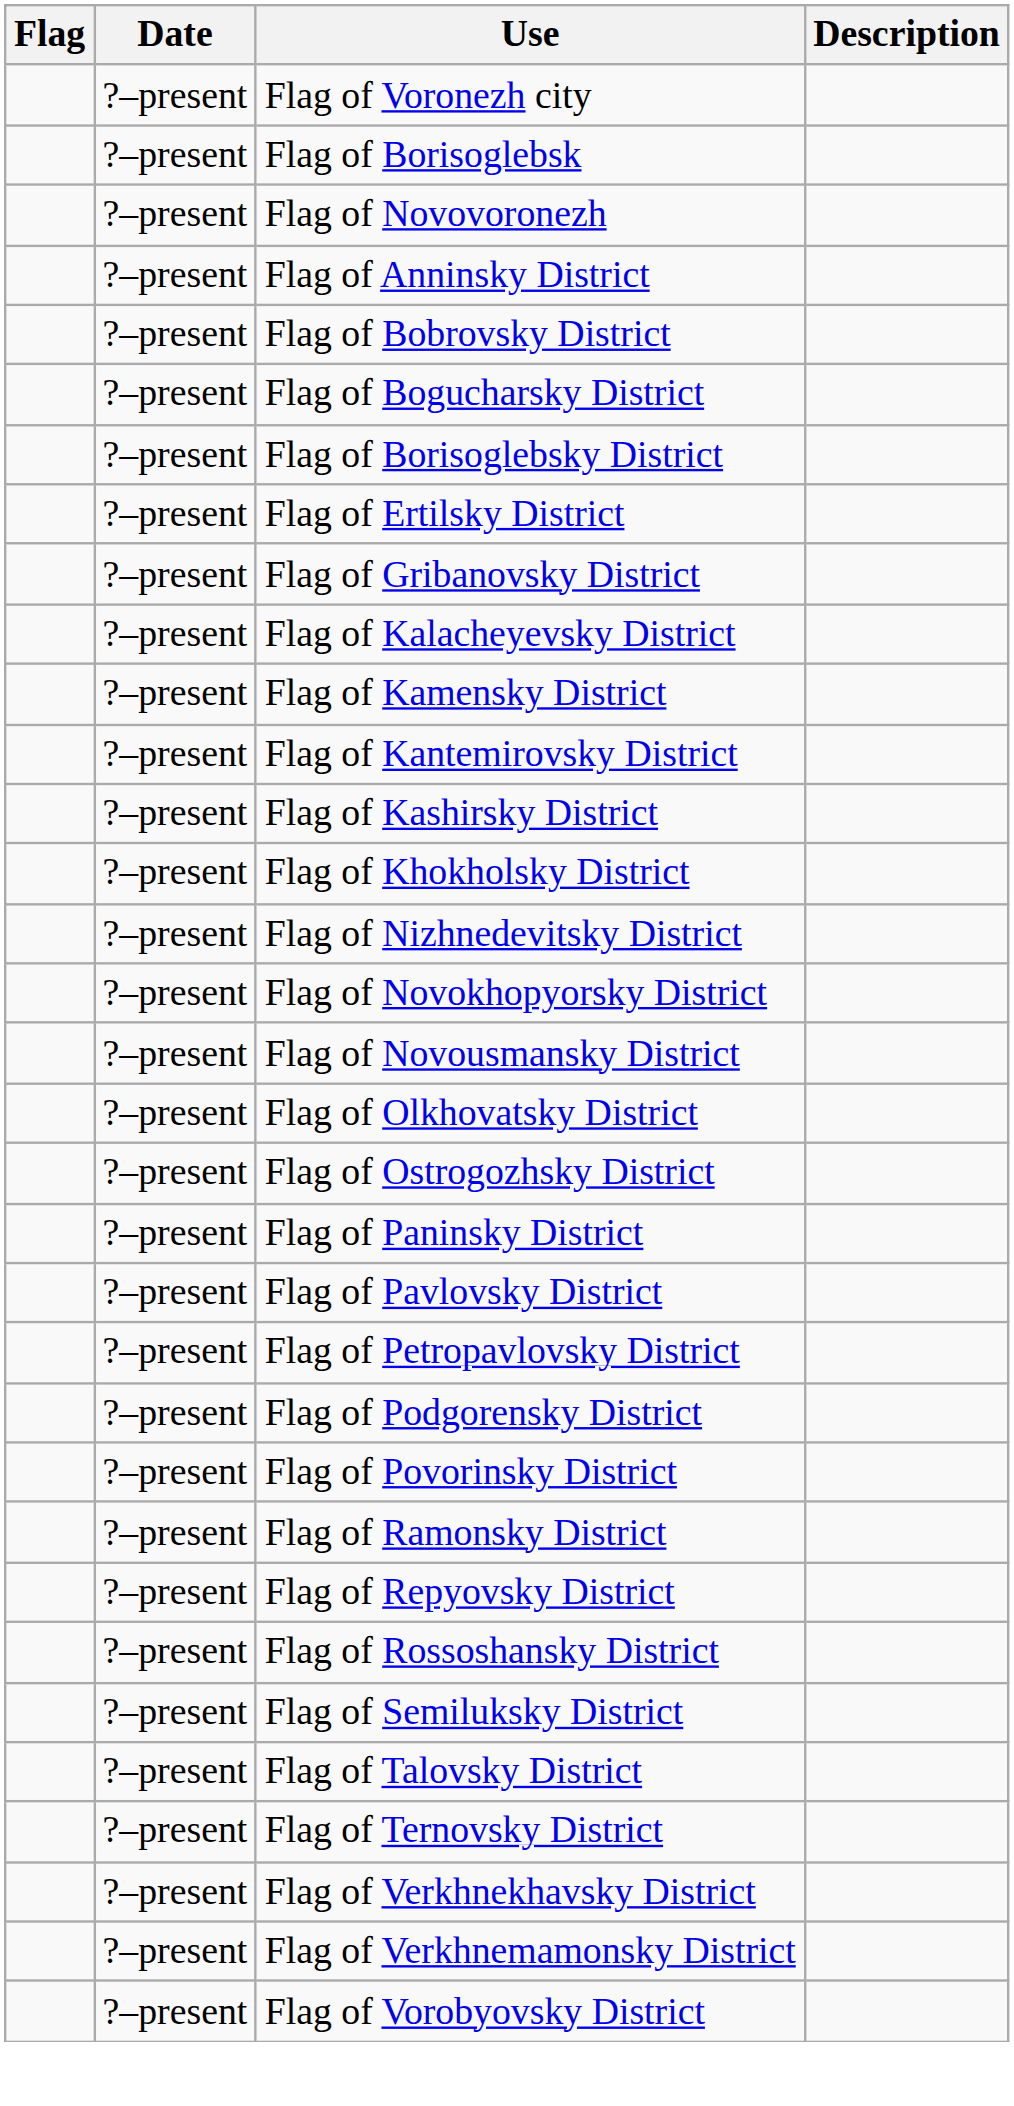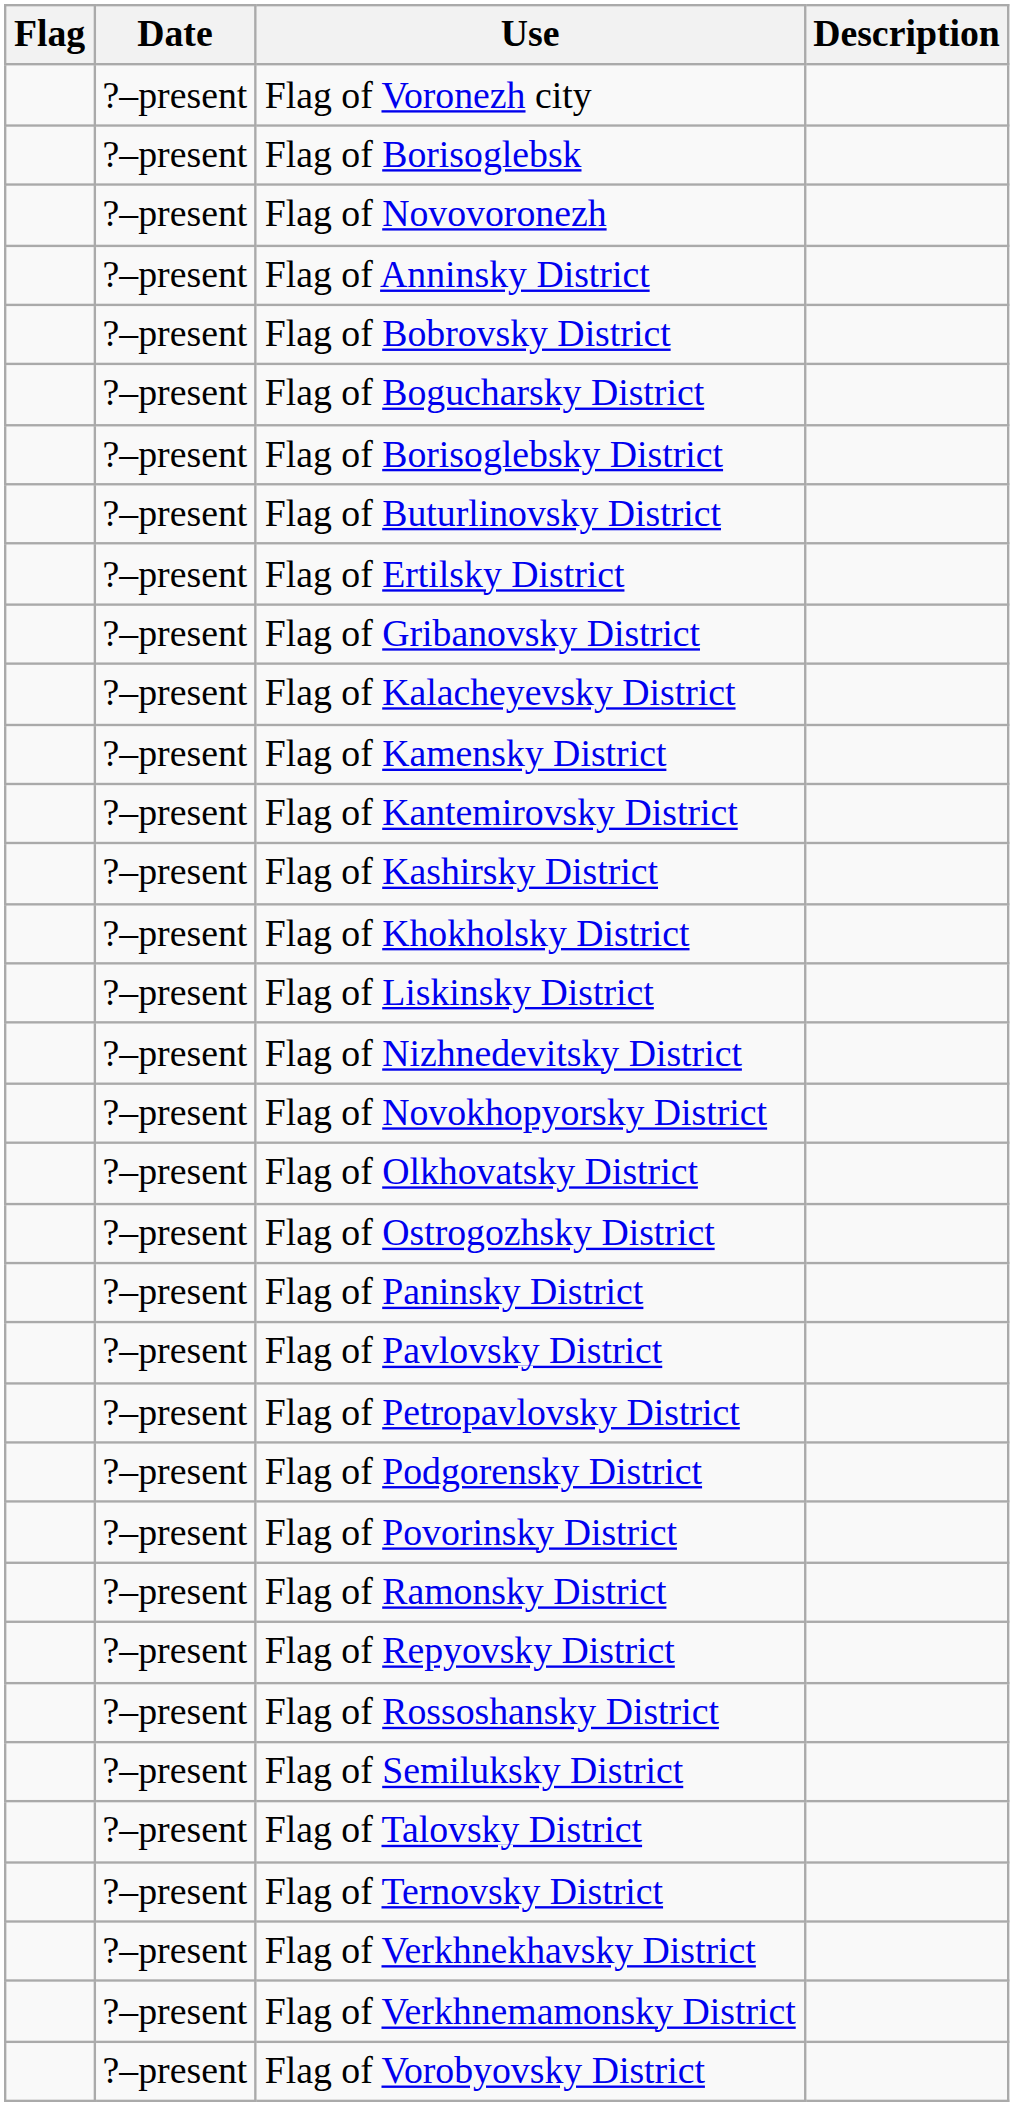+ row: (493, 513)
+ row: (459, 992)
- row: (502, 1052)
